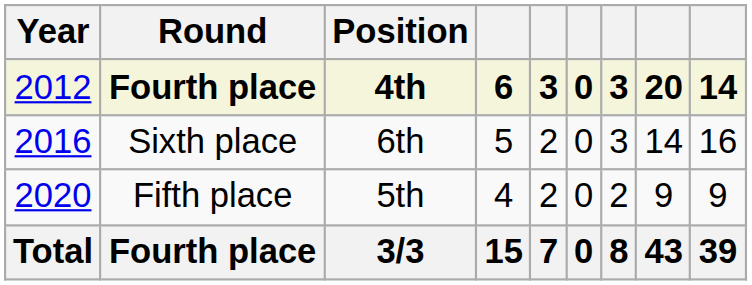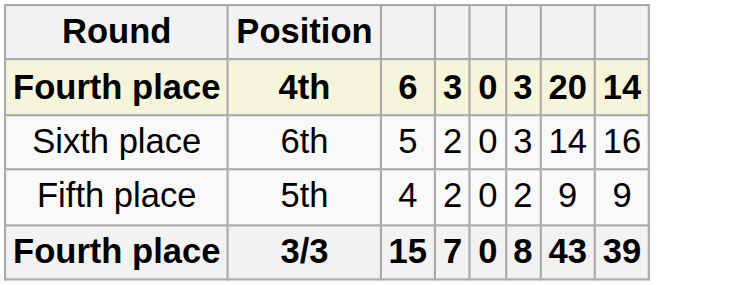- column: (53, 31)
